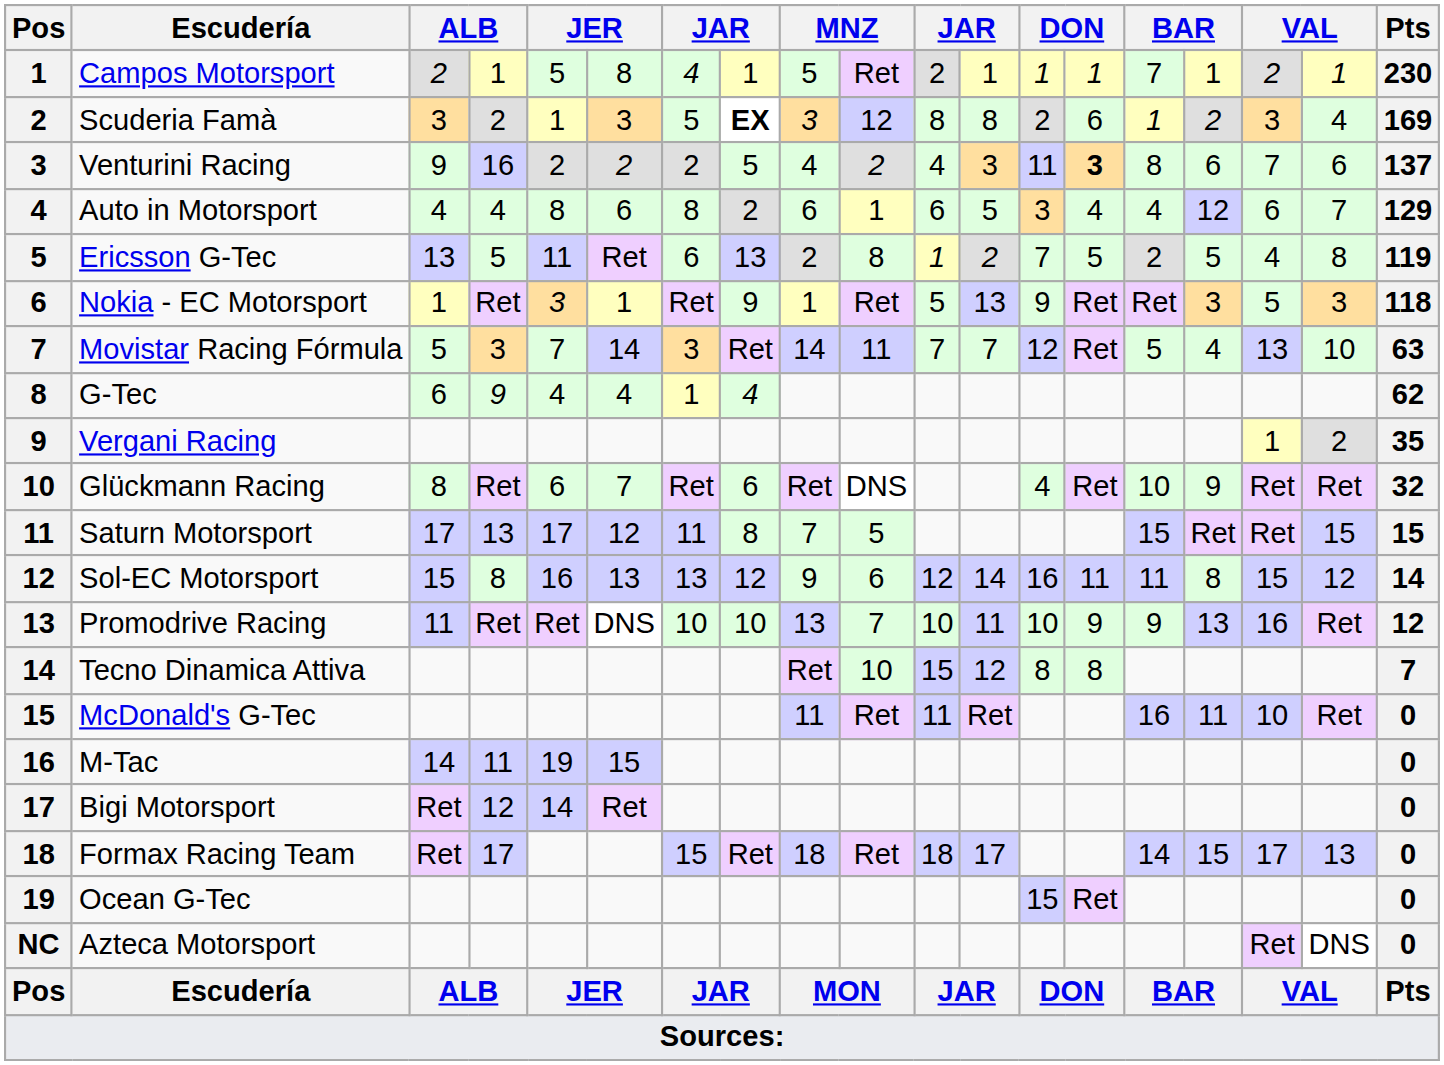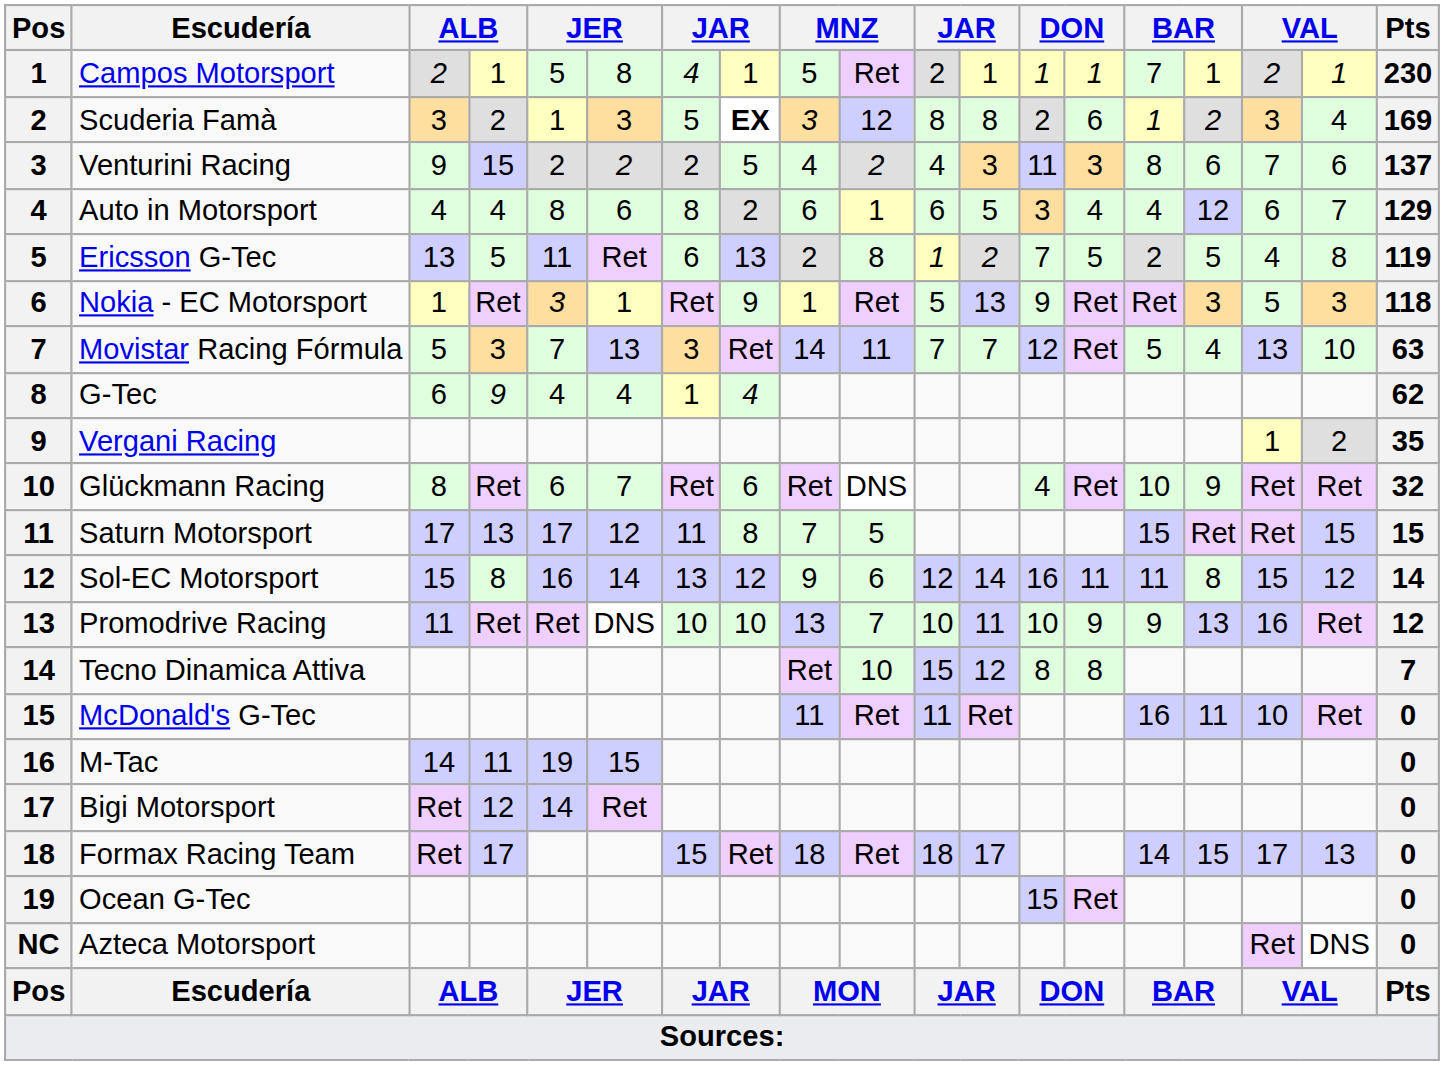(498, 165) 16 -> (498, 165) 15
(1095, 165) bold -> (1095, 165) normal
(624, 349) 14 -> (624, 349) 13
(624, 578) 13 -> (624, 578) 14
